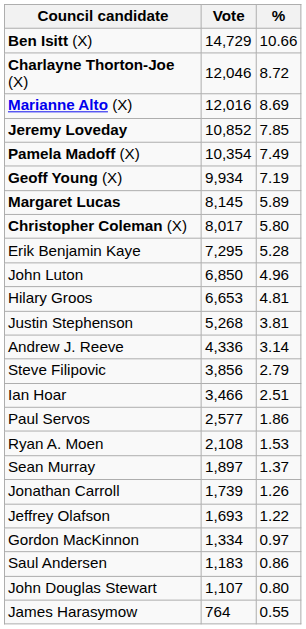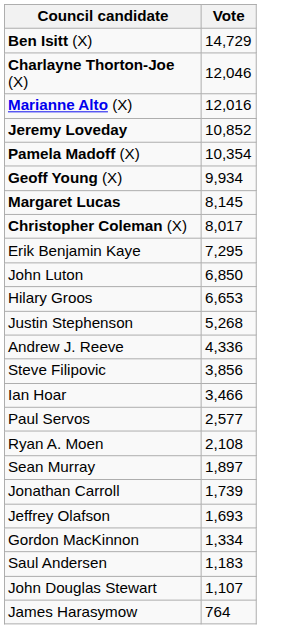- column: (279, 16)
